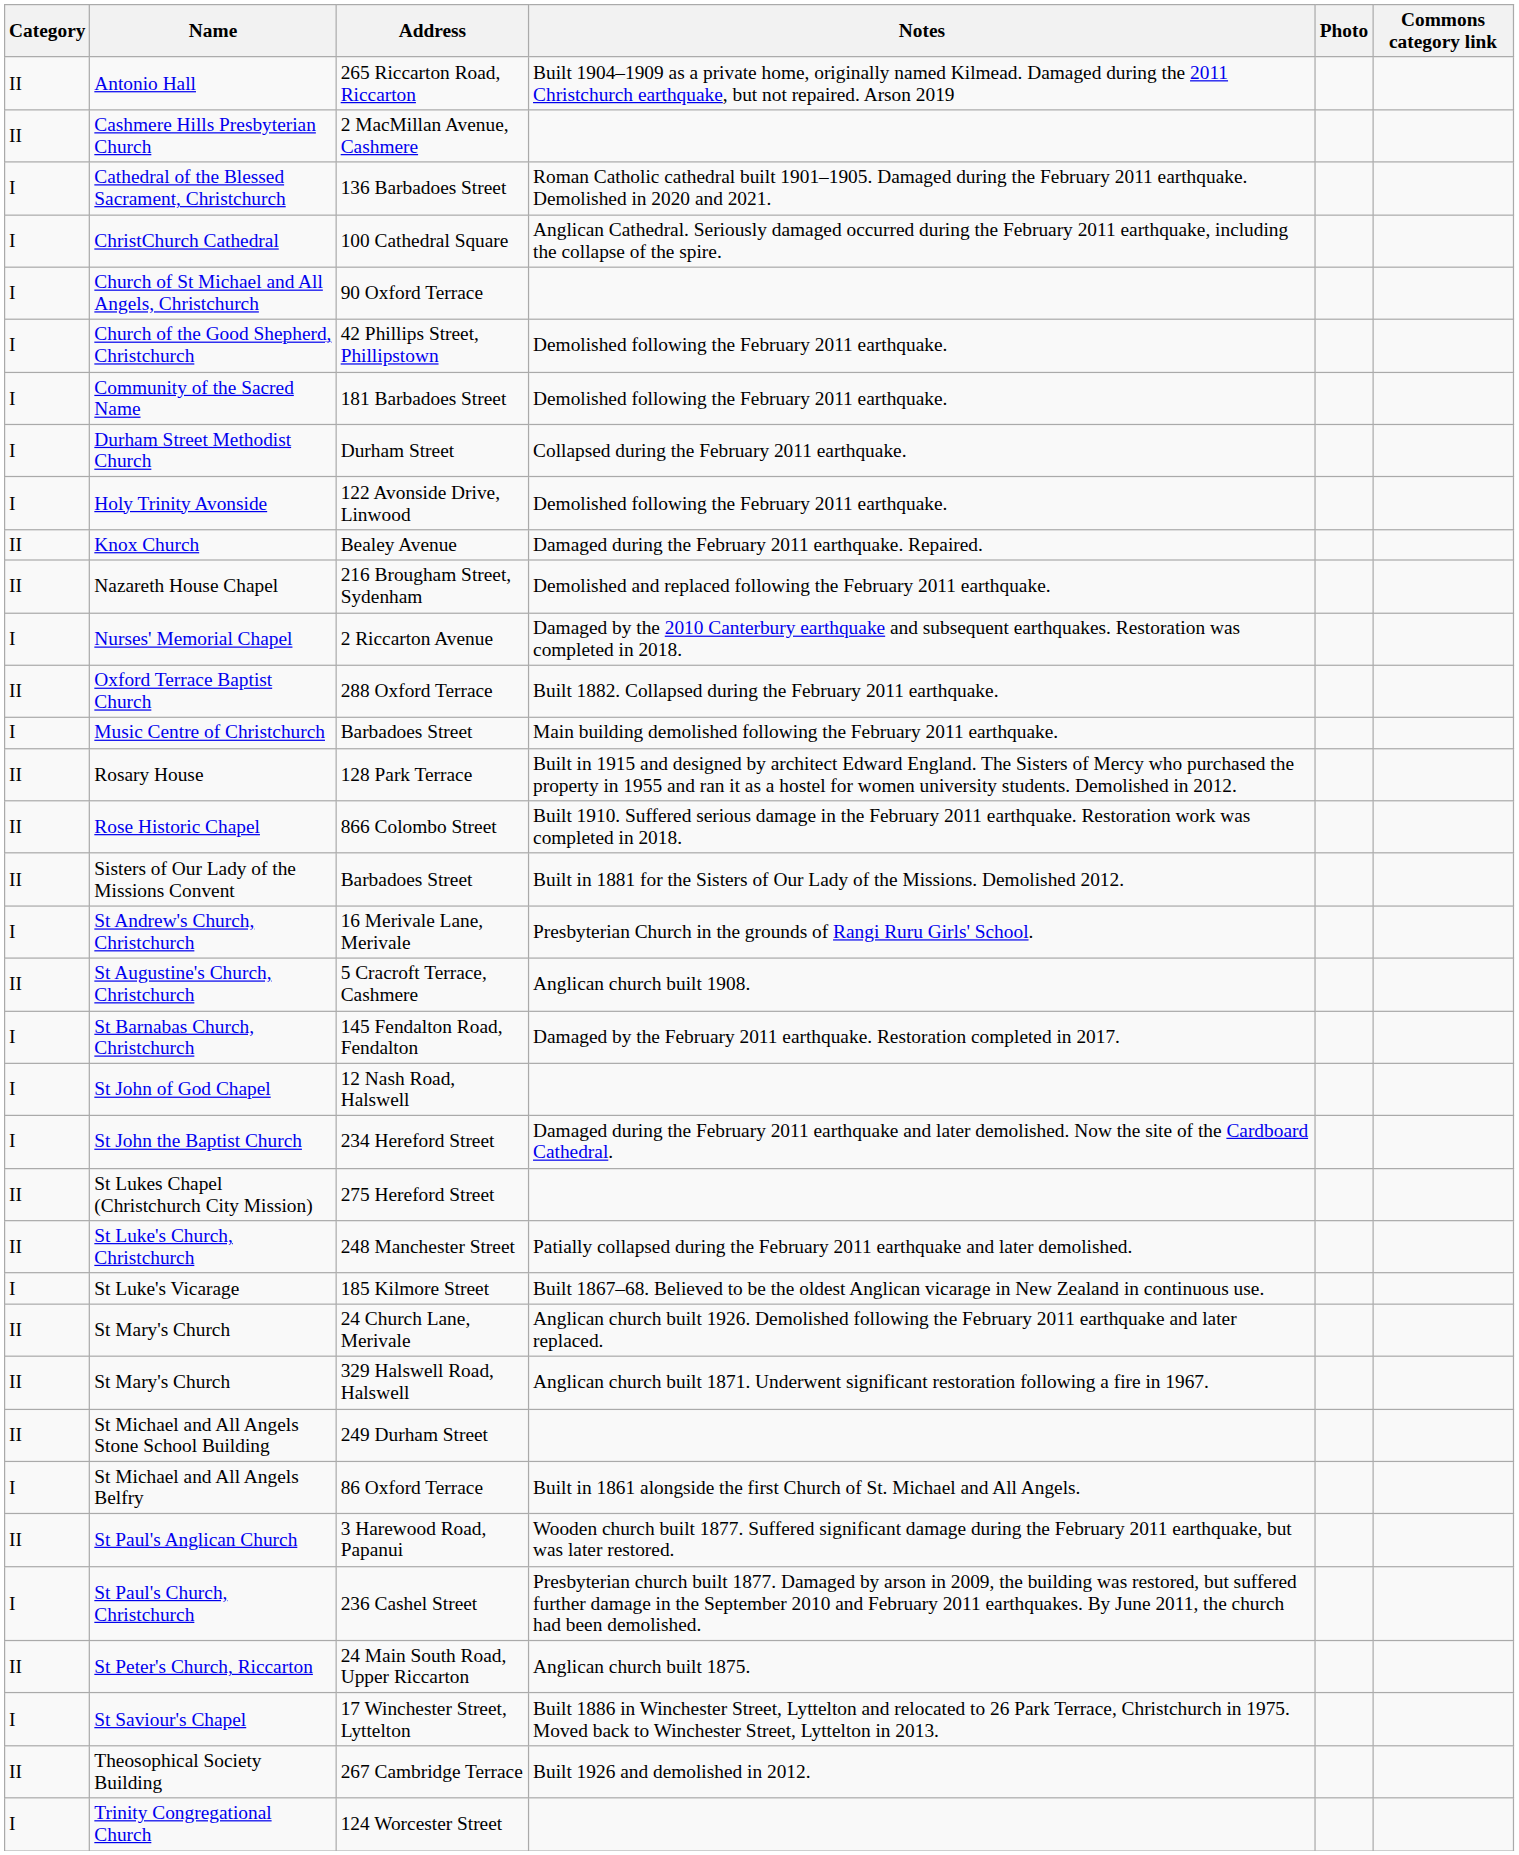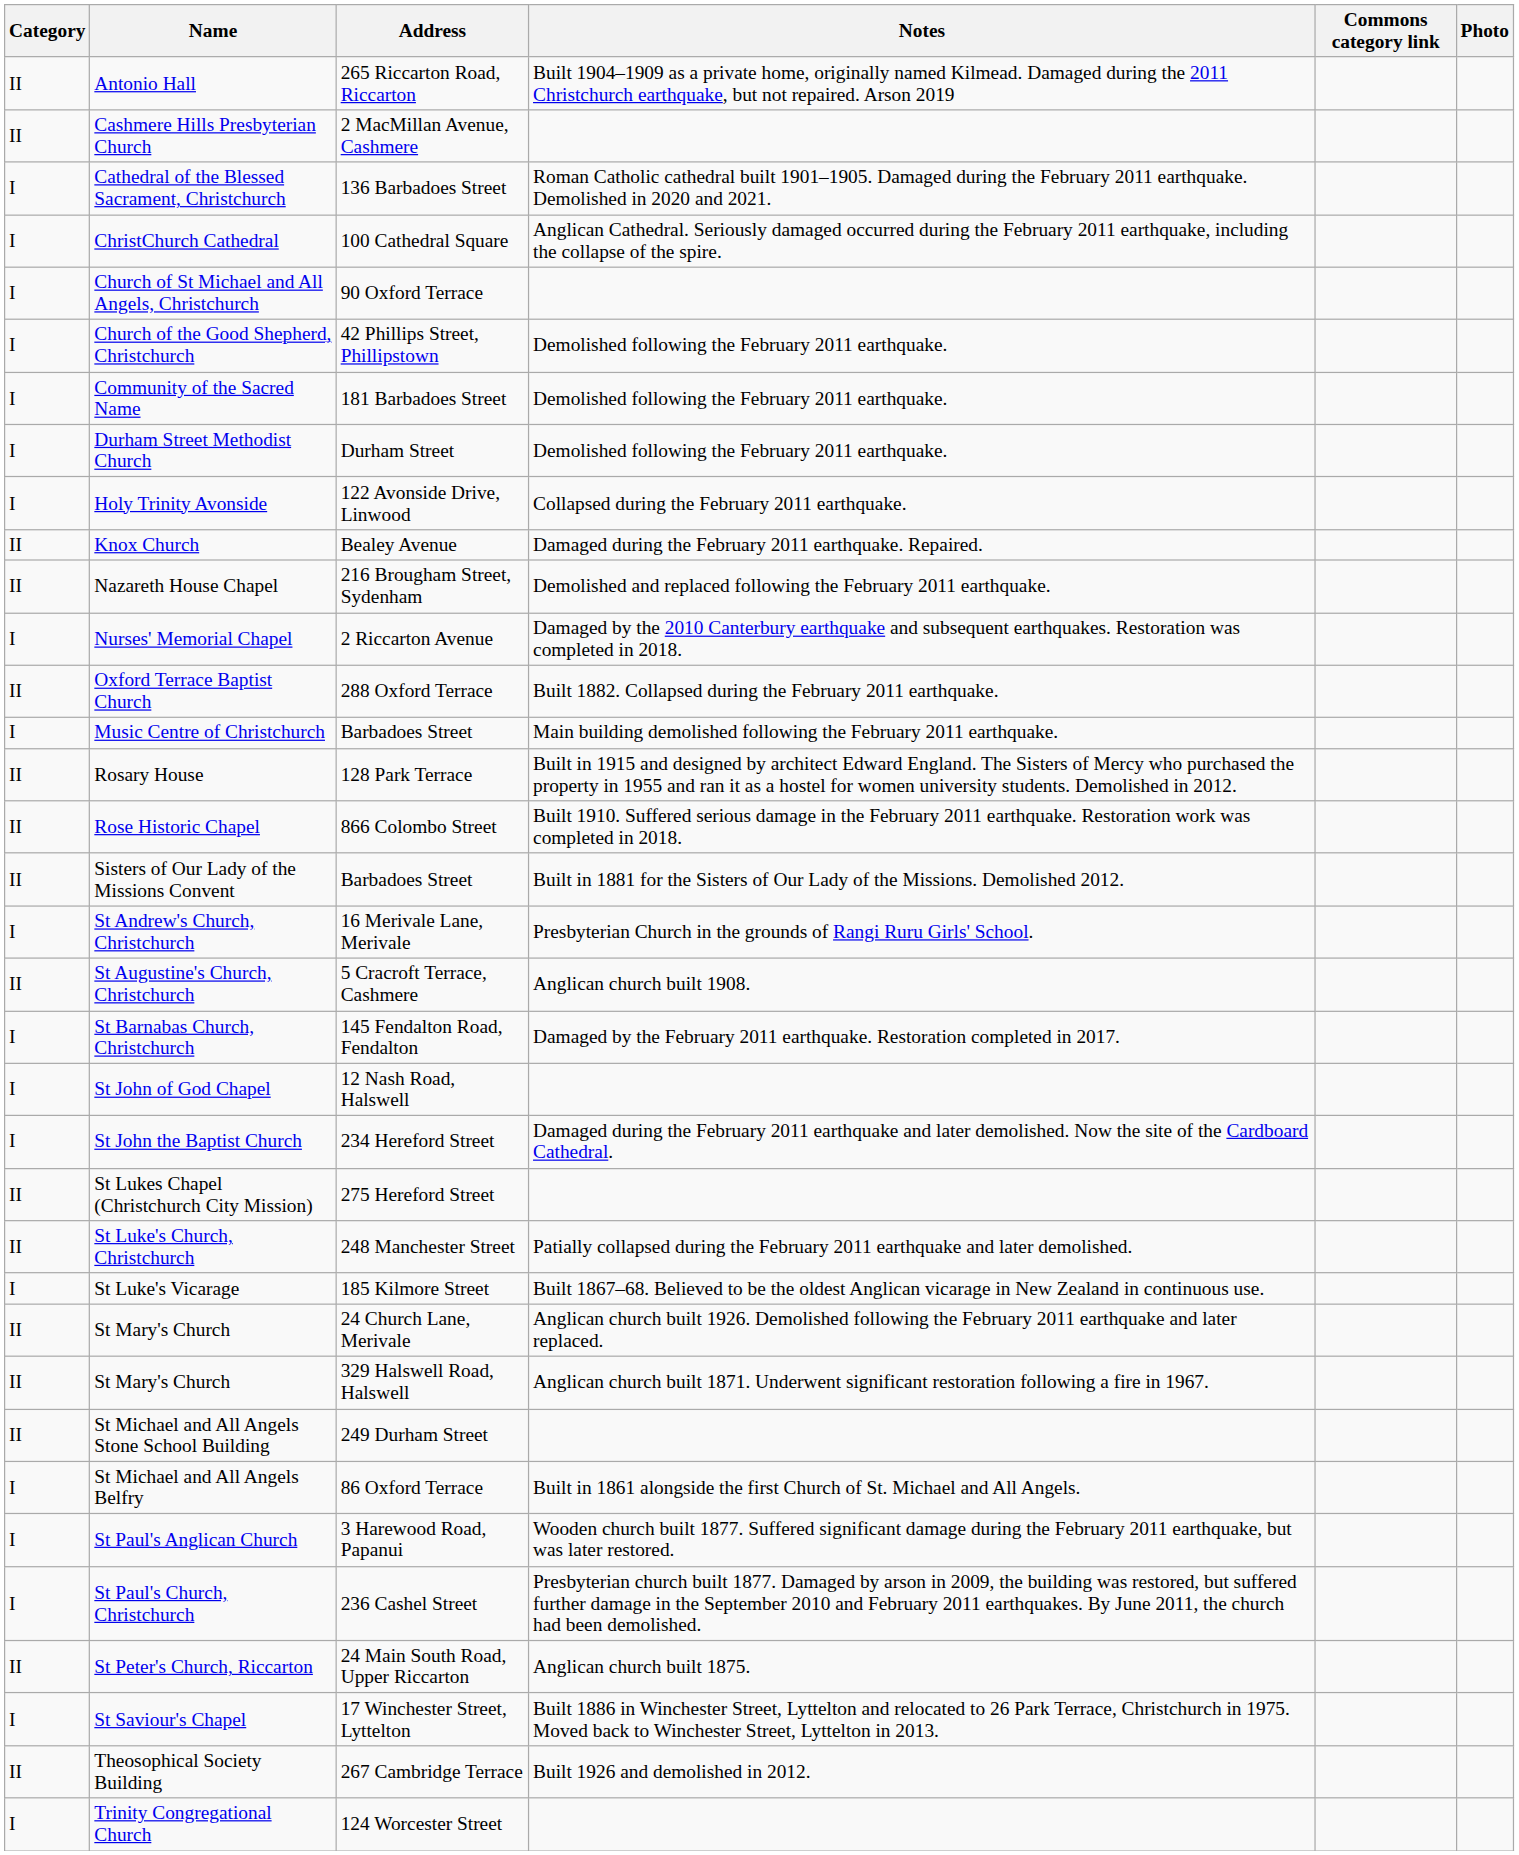columns swapped: (1344, 30) <-> (1443, 30)
(720, 450) Collapsed during the February 2011 earthquake. -> (740, 450) Demolished following the February 2011 earthquake.
(740, 503) Demolished following the February 2011 earthquake. -> (720, 503) Collapsed during the February 2011 earthquake.
(16, 1539) II -> (12, 1539) I
